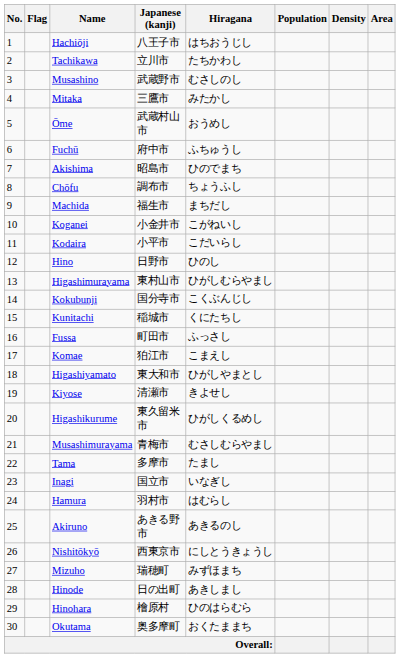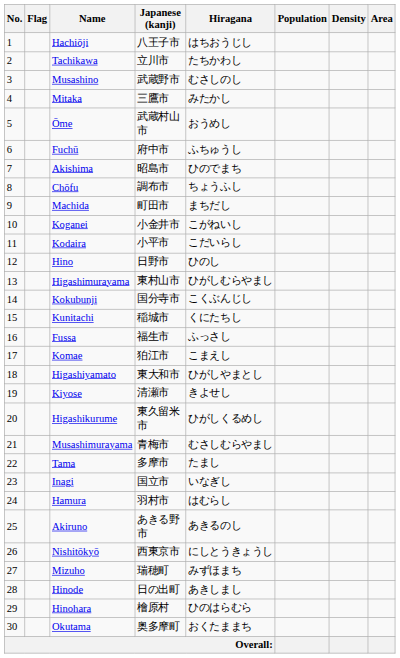(153, 205) 福生市 -> (153, 205) 町田市
(153, 336) 町田市 -> (153, 336) 福生市
